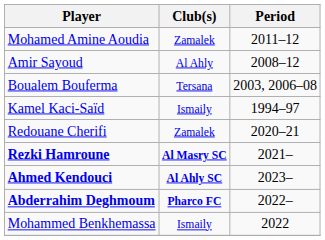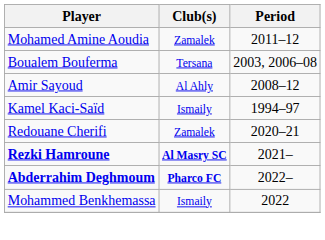rows swapped: (45, 62) <-> (63, 85)
- row: (60, 177)
